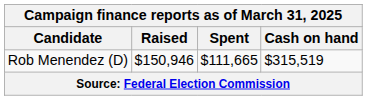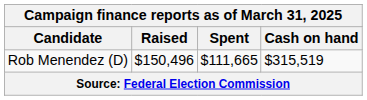(164, 60) $150,946 -> (164, 60) $150,496
